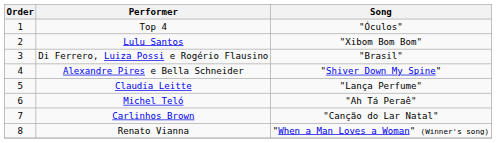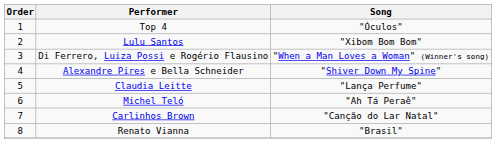(381, 56) "Brasil" -> (381, 56) "When a Man Loves a Woman" (Winner's song)
(381, 130) "When a Man Loves a Woman" (Winner's song) -> (381, 130) "Brasil"
